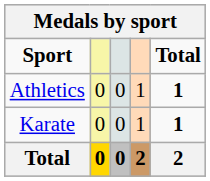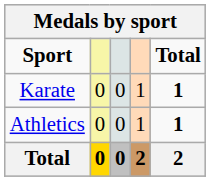rows swapped: (47, 89) <-> (47, 124)
